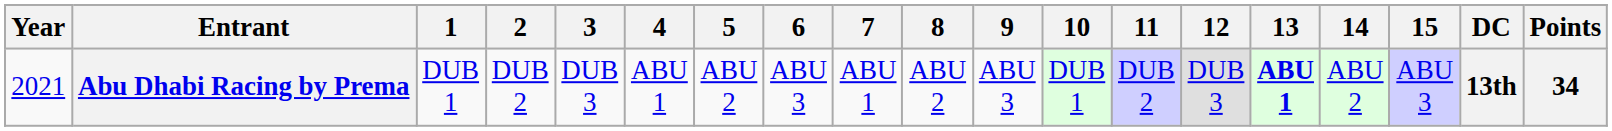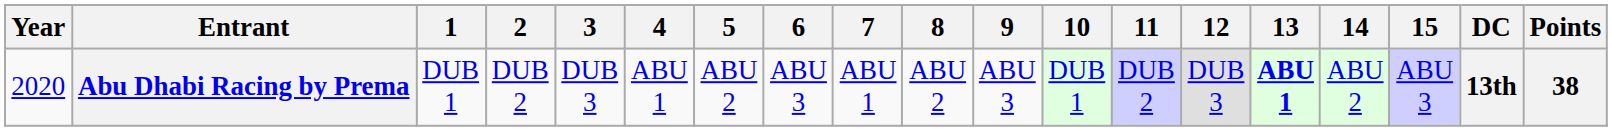(38, 86) 2021 -> (38, 86) 2020
(1565, 86) 34 -> (1565, 86) 38
